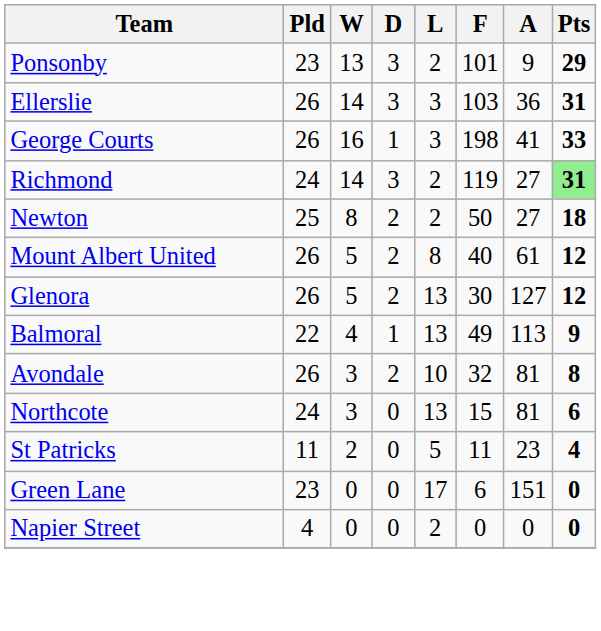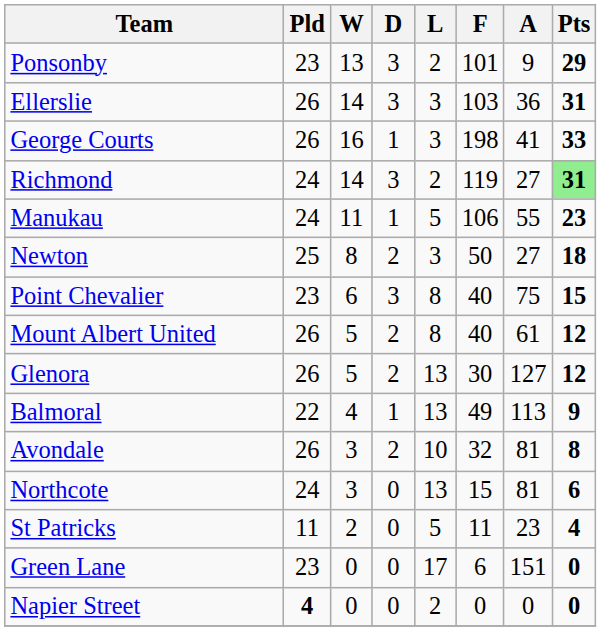+ row: (57, 218)
(435, 218) 2 -> (435, 256) 3
+ row: (87, 295)
(307, 528) normal -> (307, 606) bold
